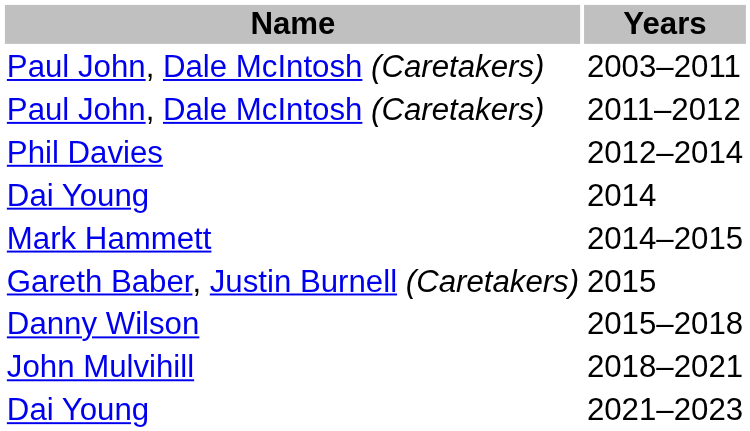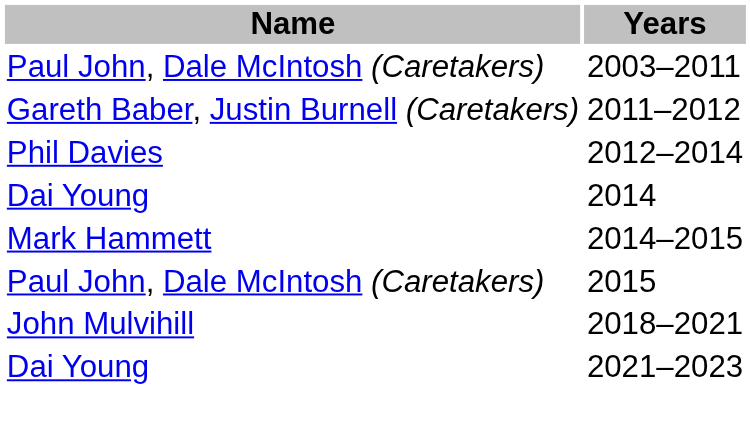(276, 109) Paul John, Dale McIntosh (Caretakers) -> (293, 109) Gareth Baber, Justin Burnell (Caretakers)
(293, 281) Gareth Baber, Justin Burnell (Caretakers) -> (276, 281) Paul John, Dale McIntosh (Caretakers)
- row: (665, 324)
